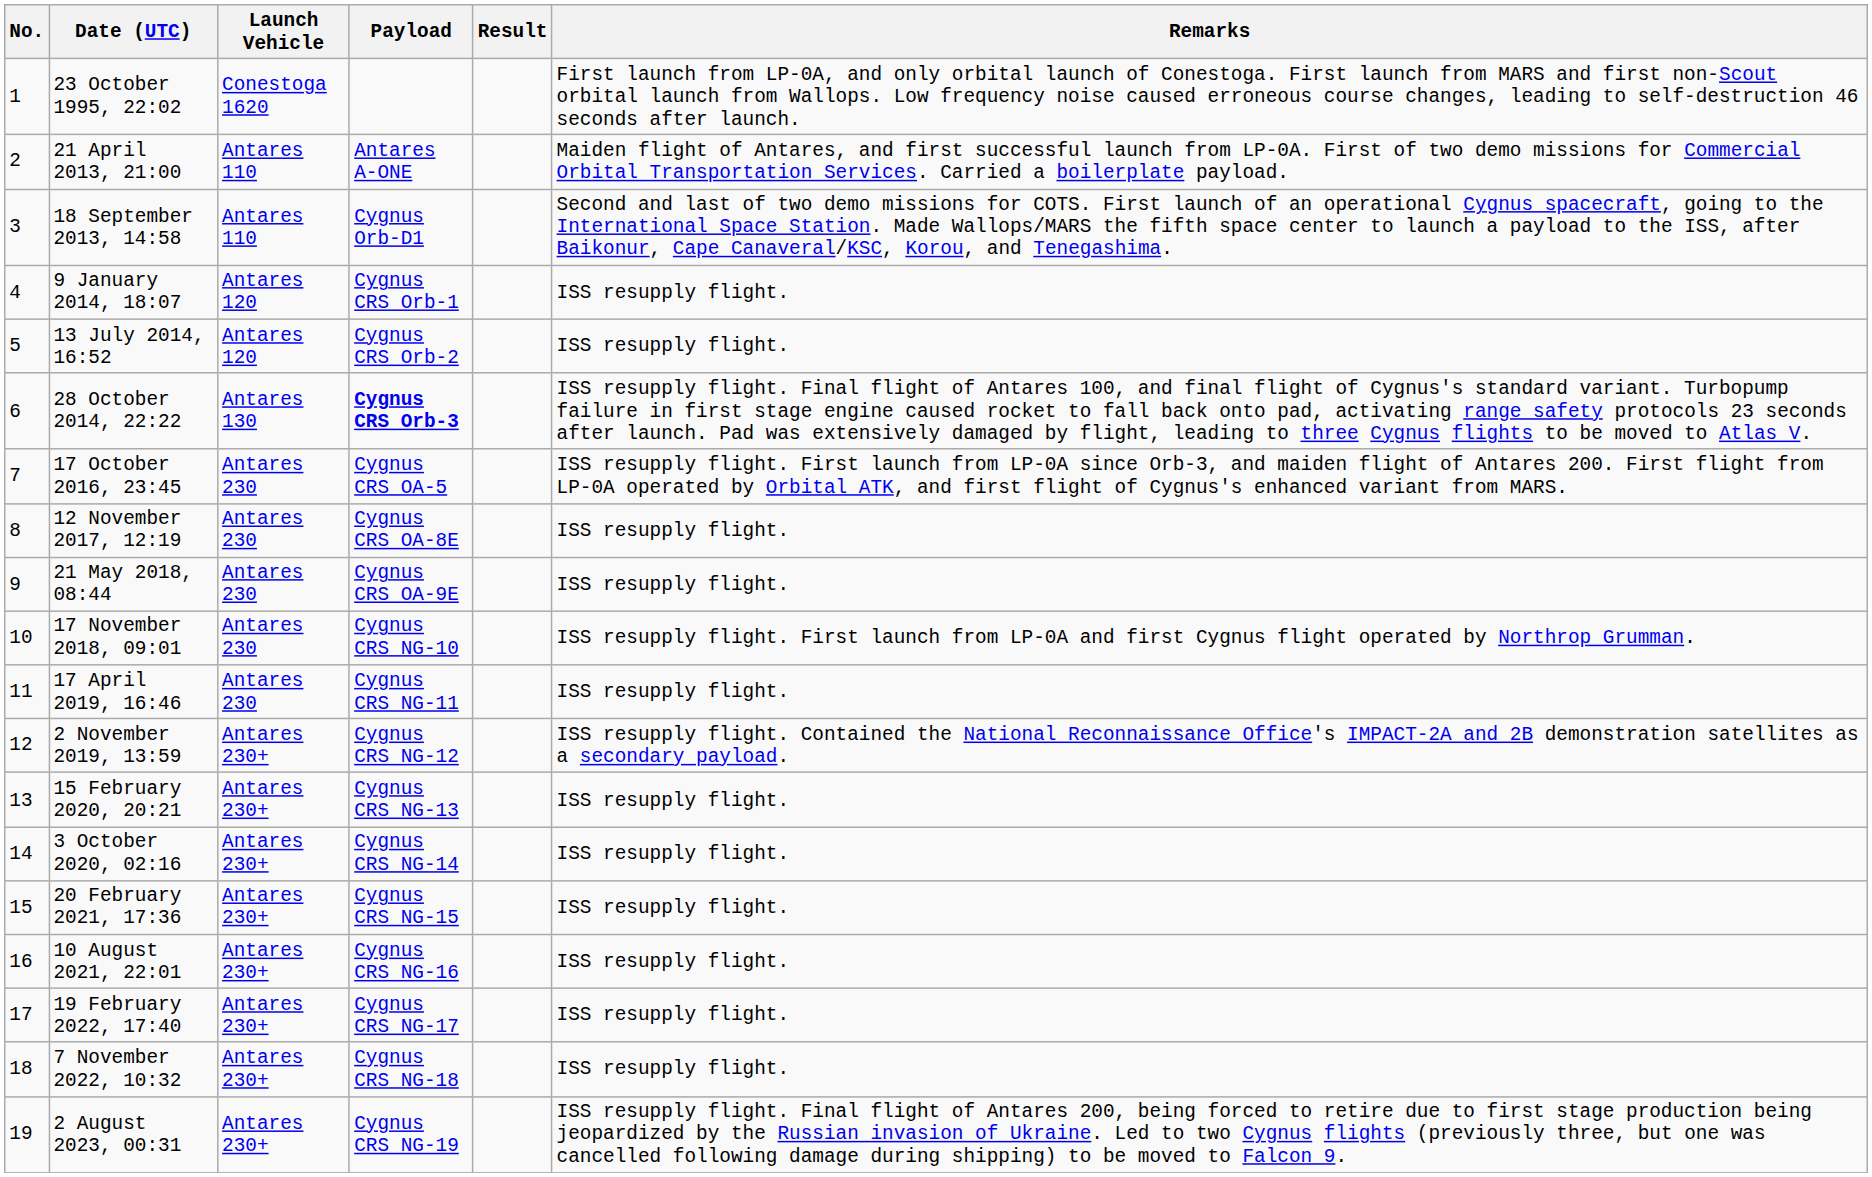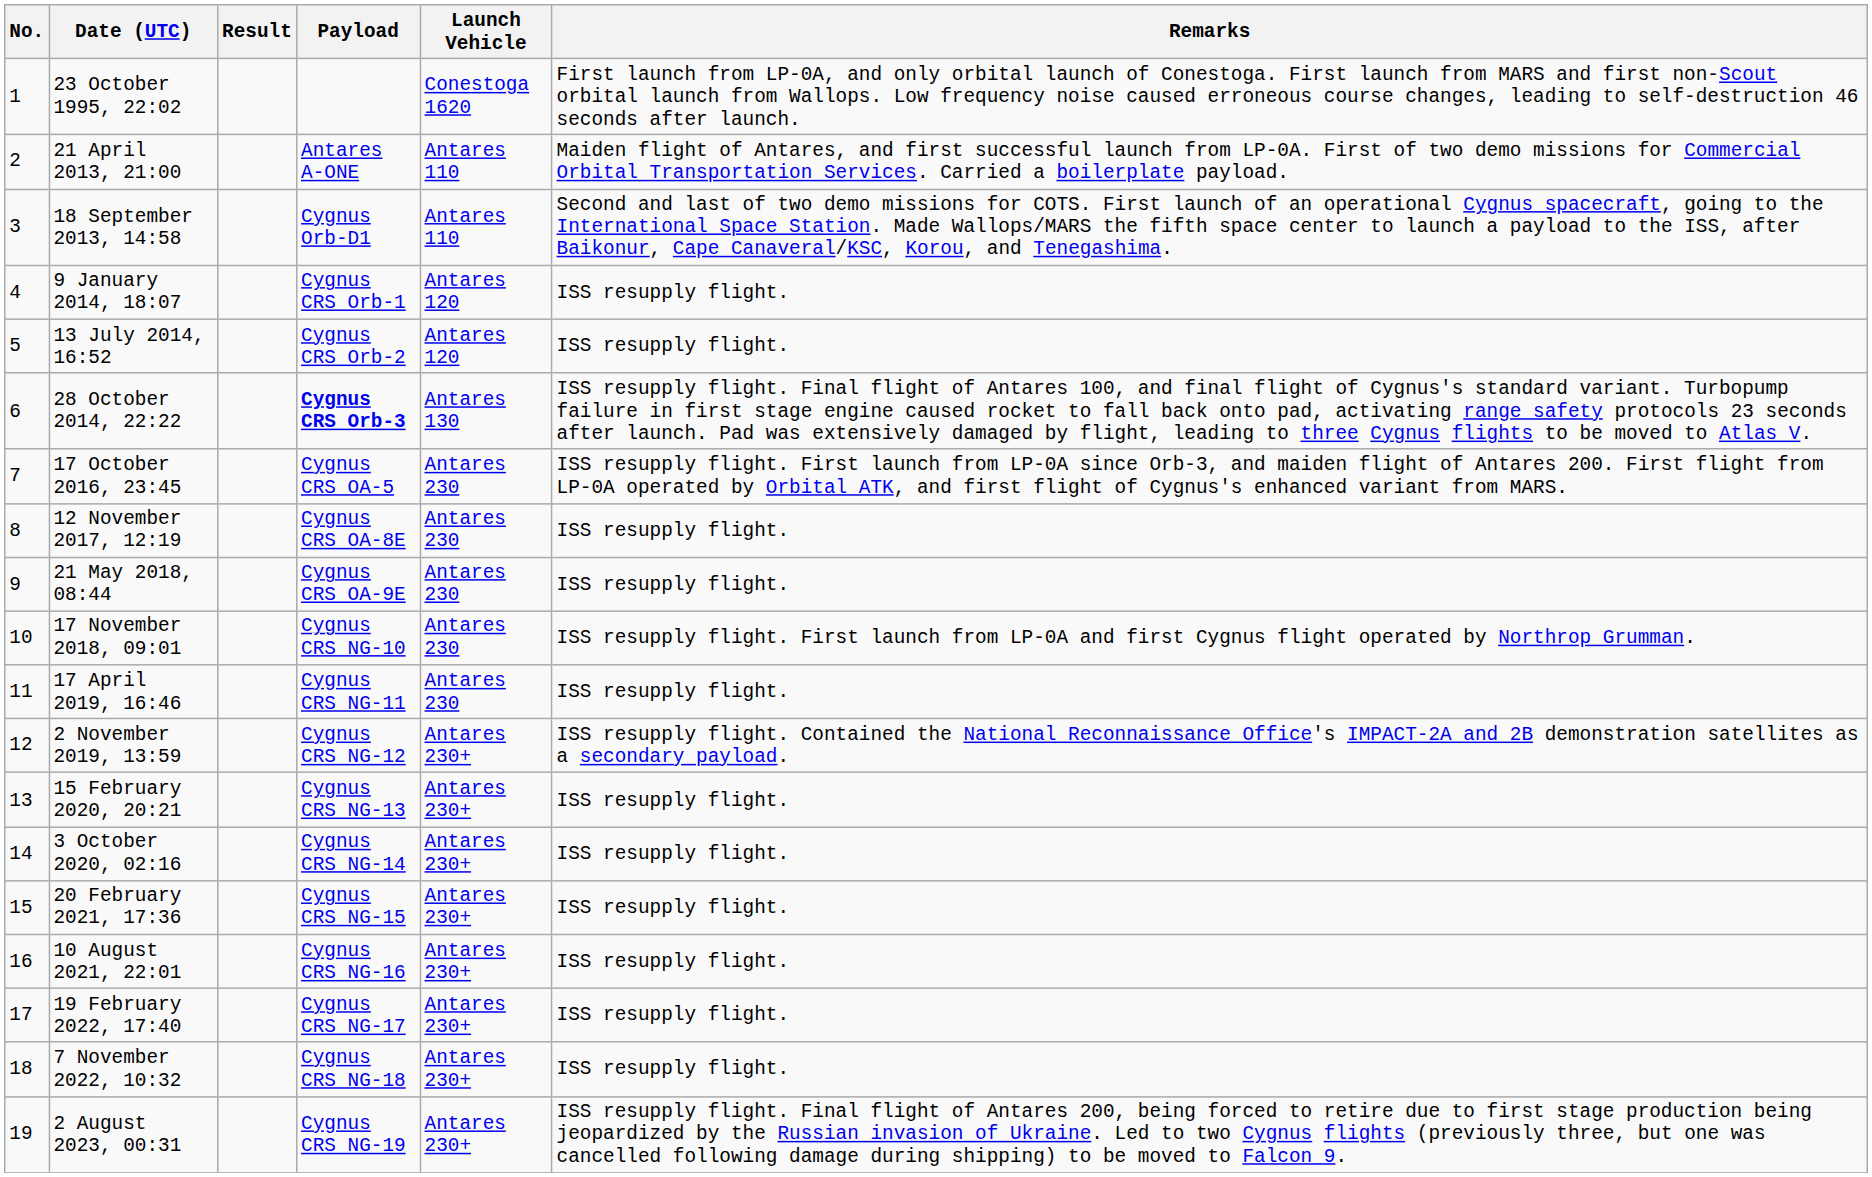columns swapped: (284, 32) <-> (513, 32)
